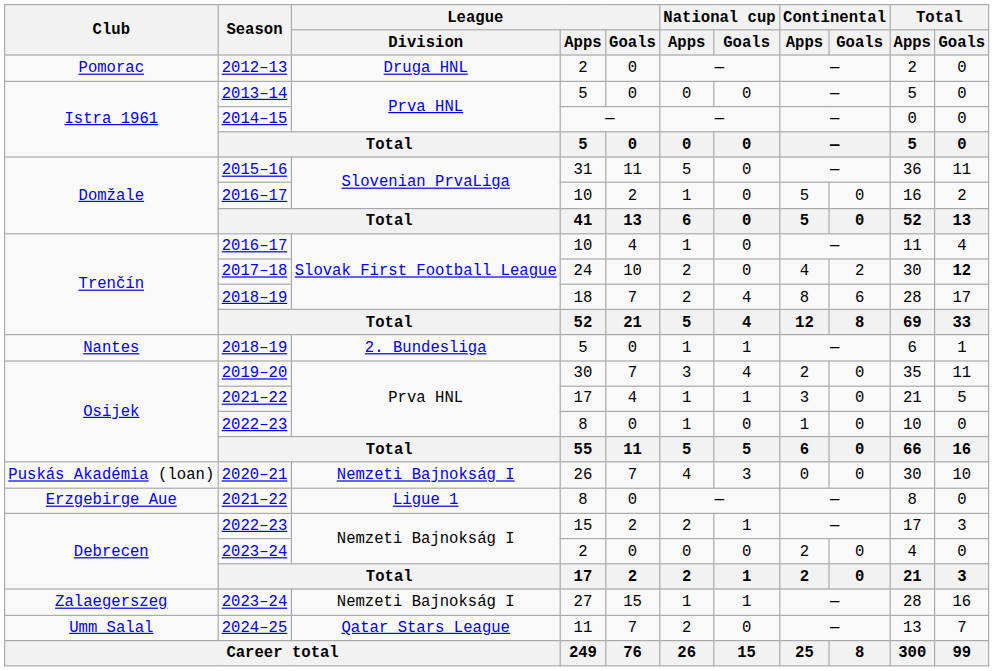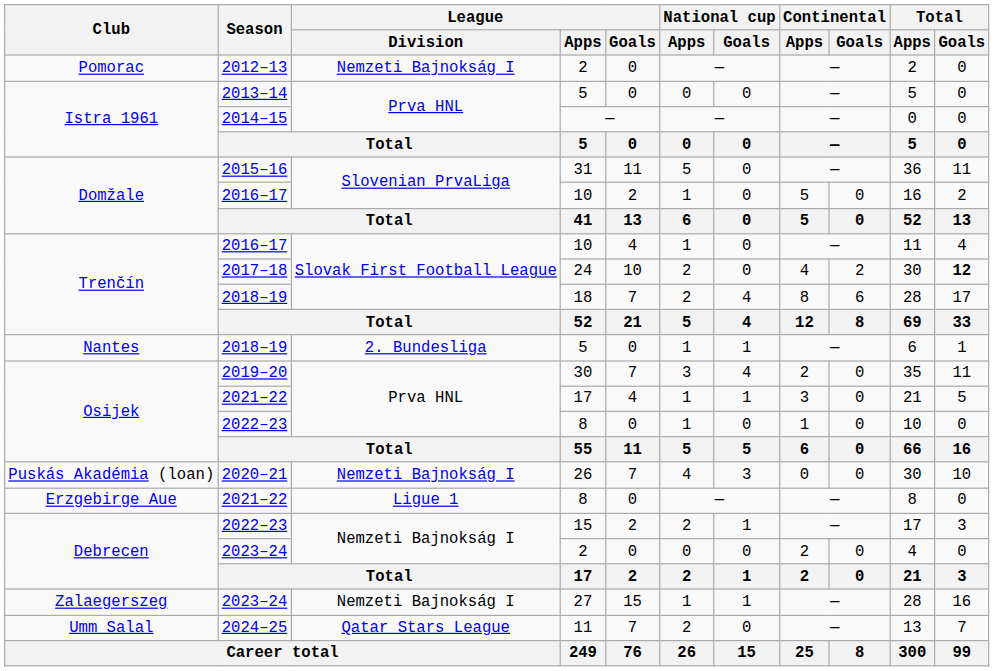(426, 68) Druga HNL -> (426, 68) Nemzeti Bajnokság I
